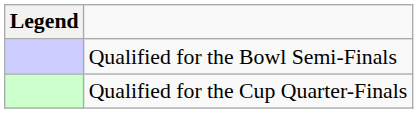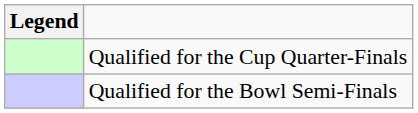rows swapped: (248, 90) <-> (243, 56)
